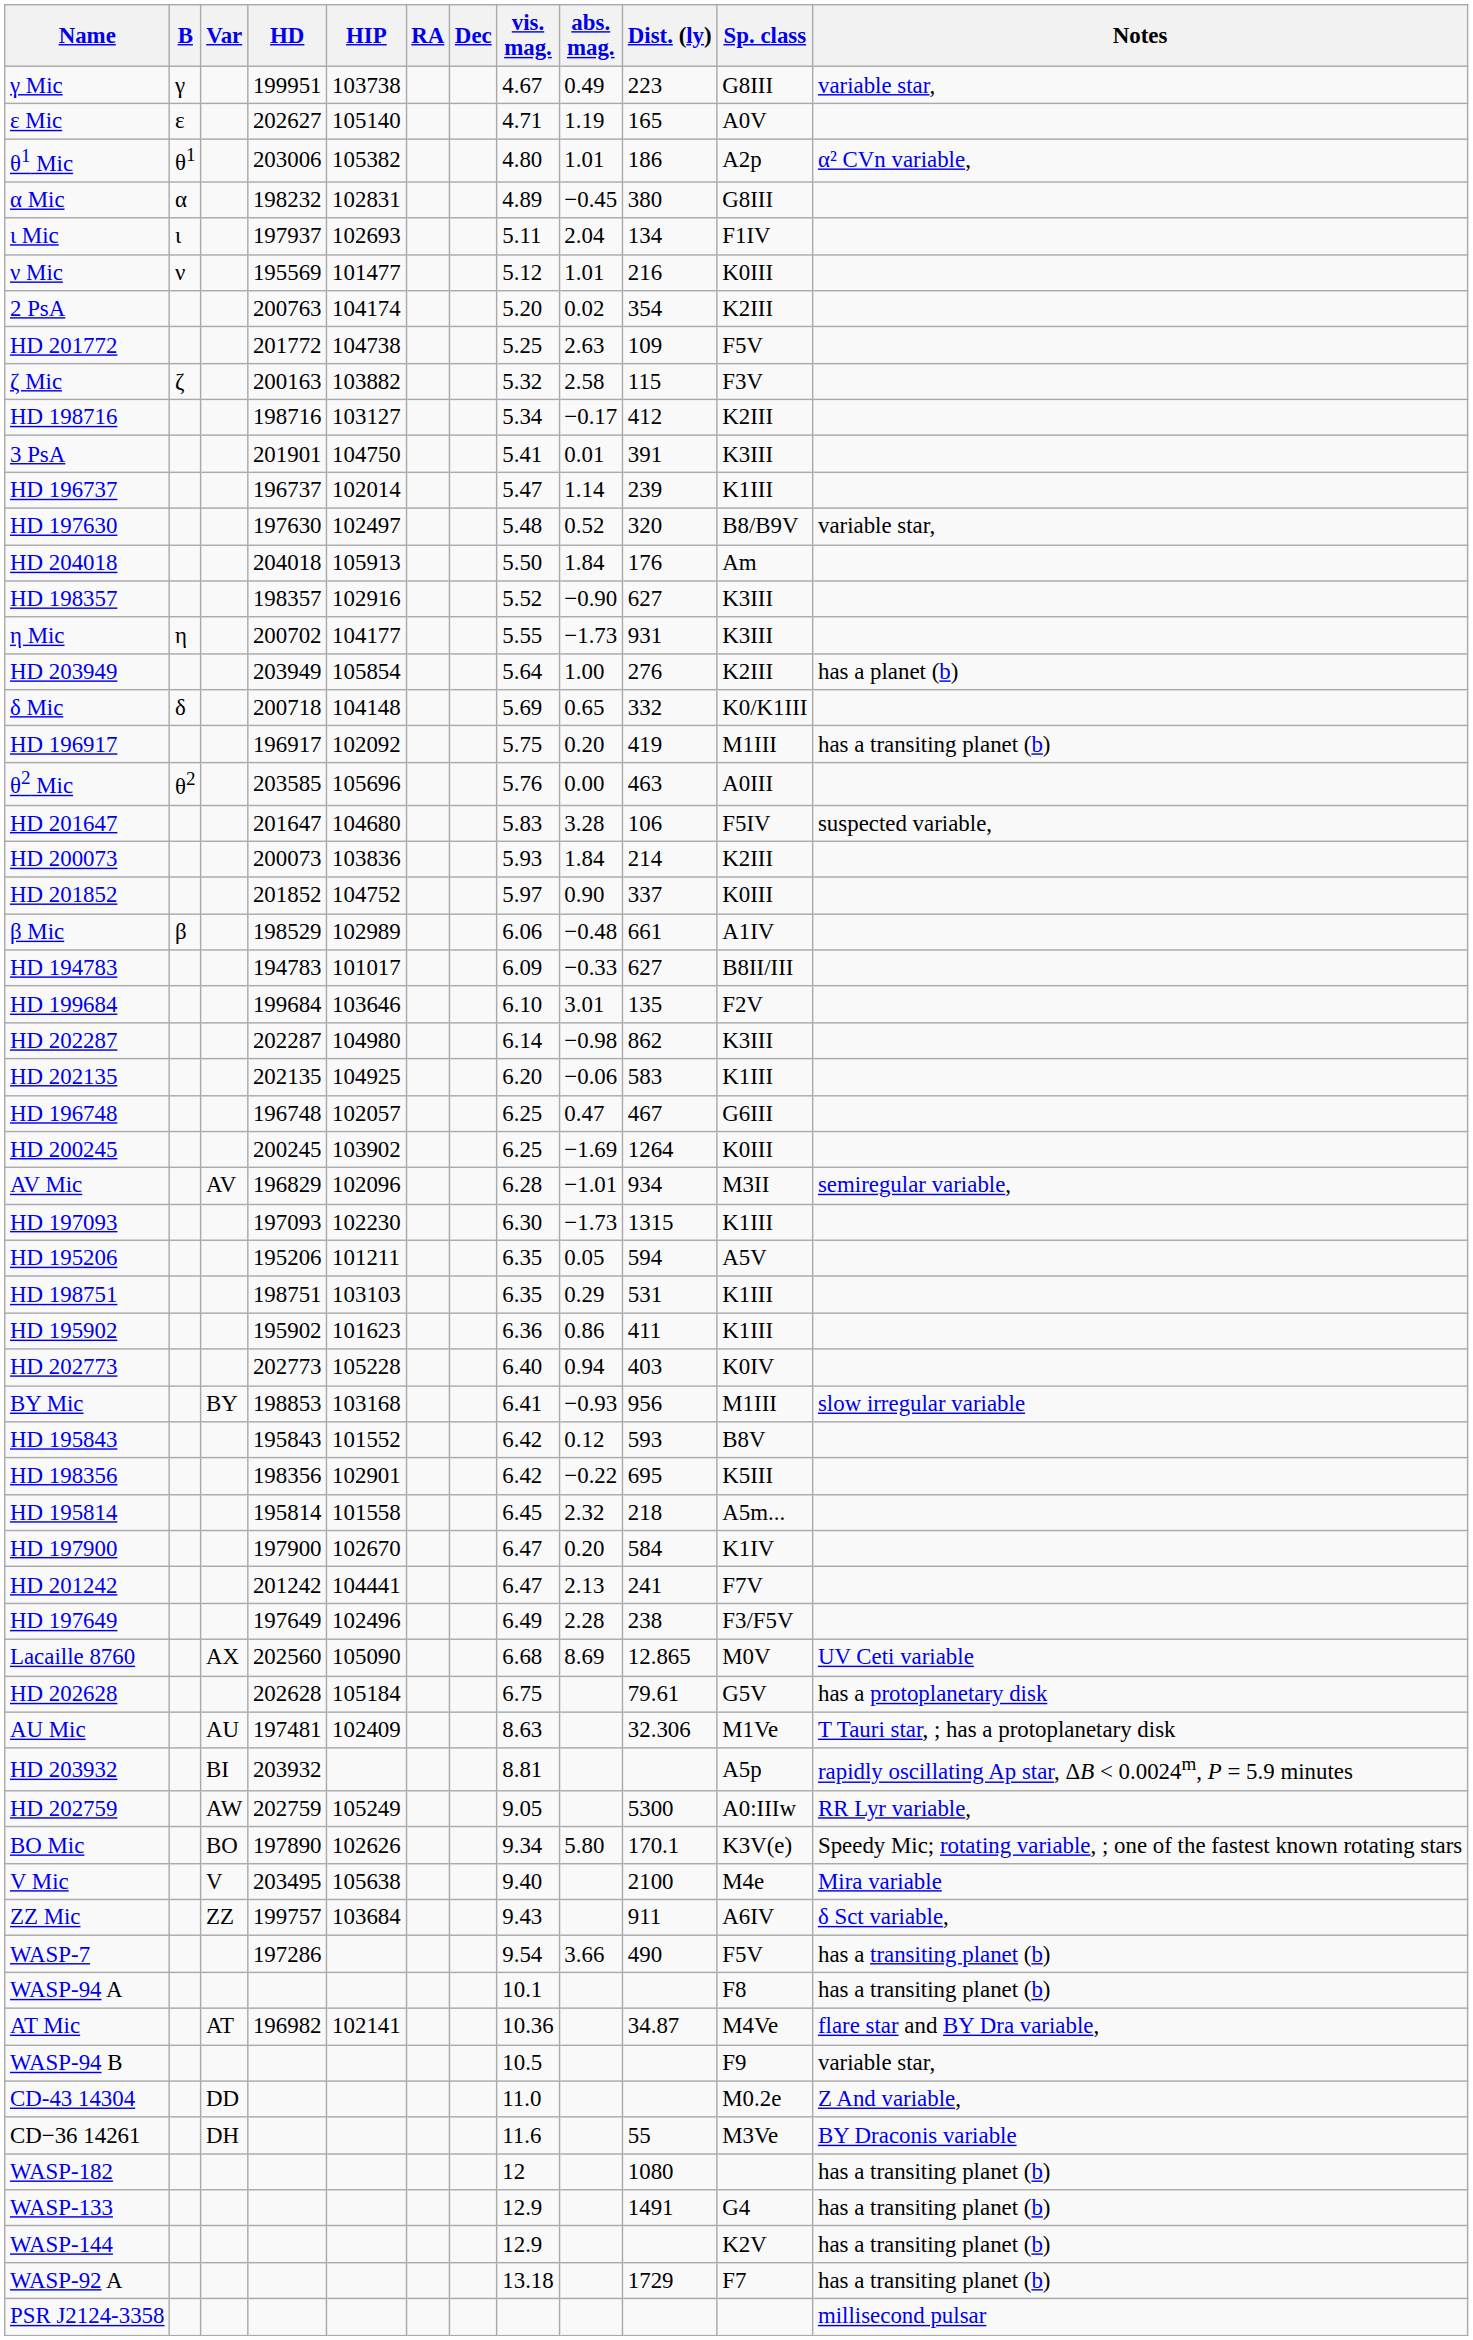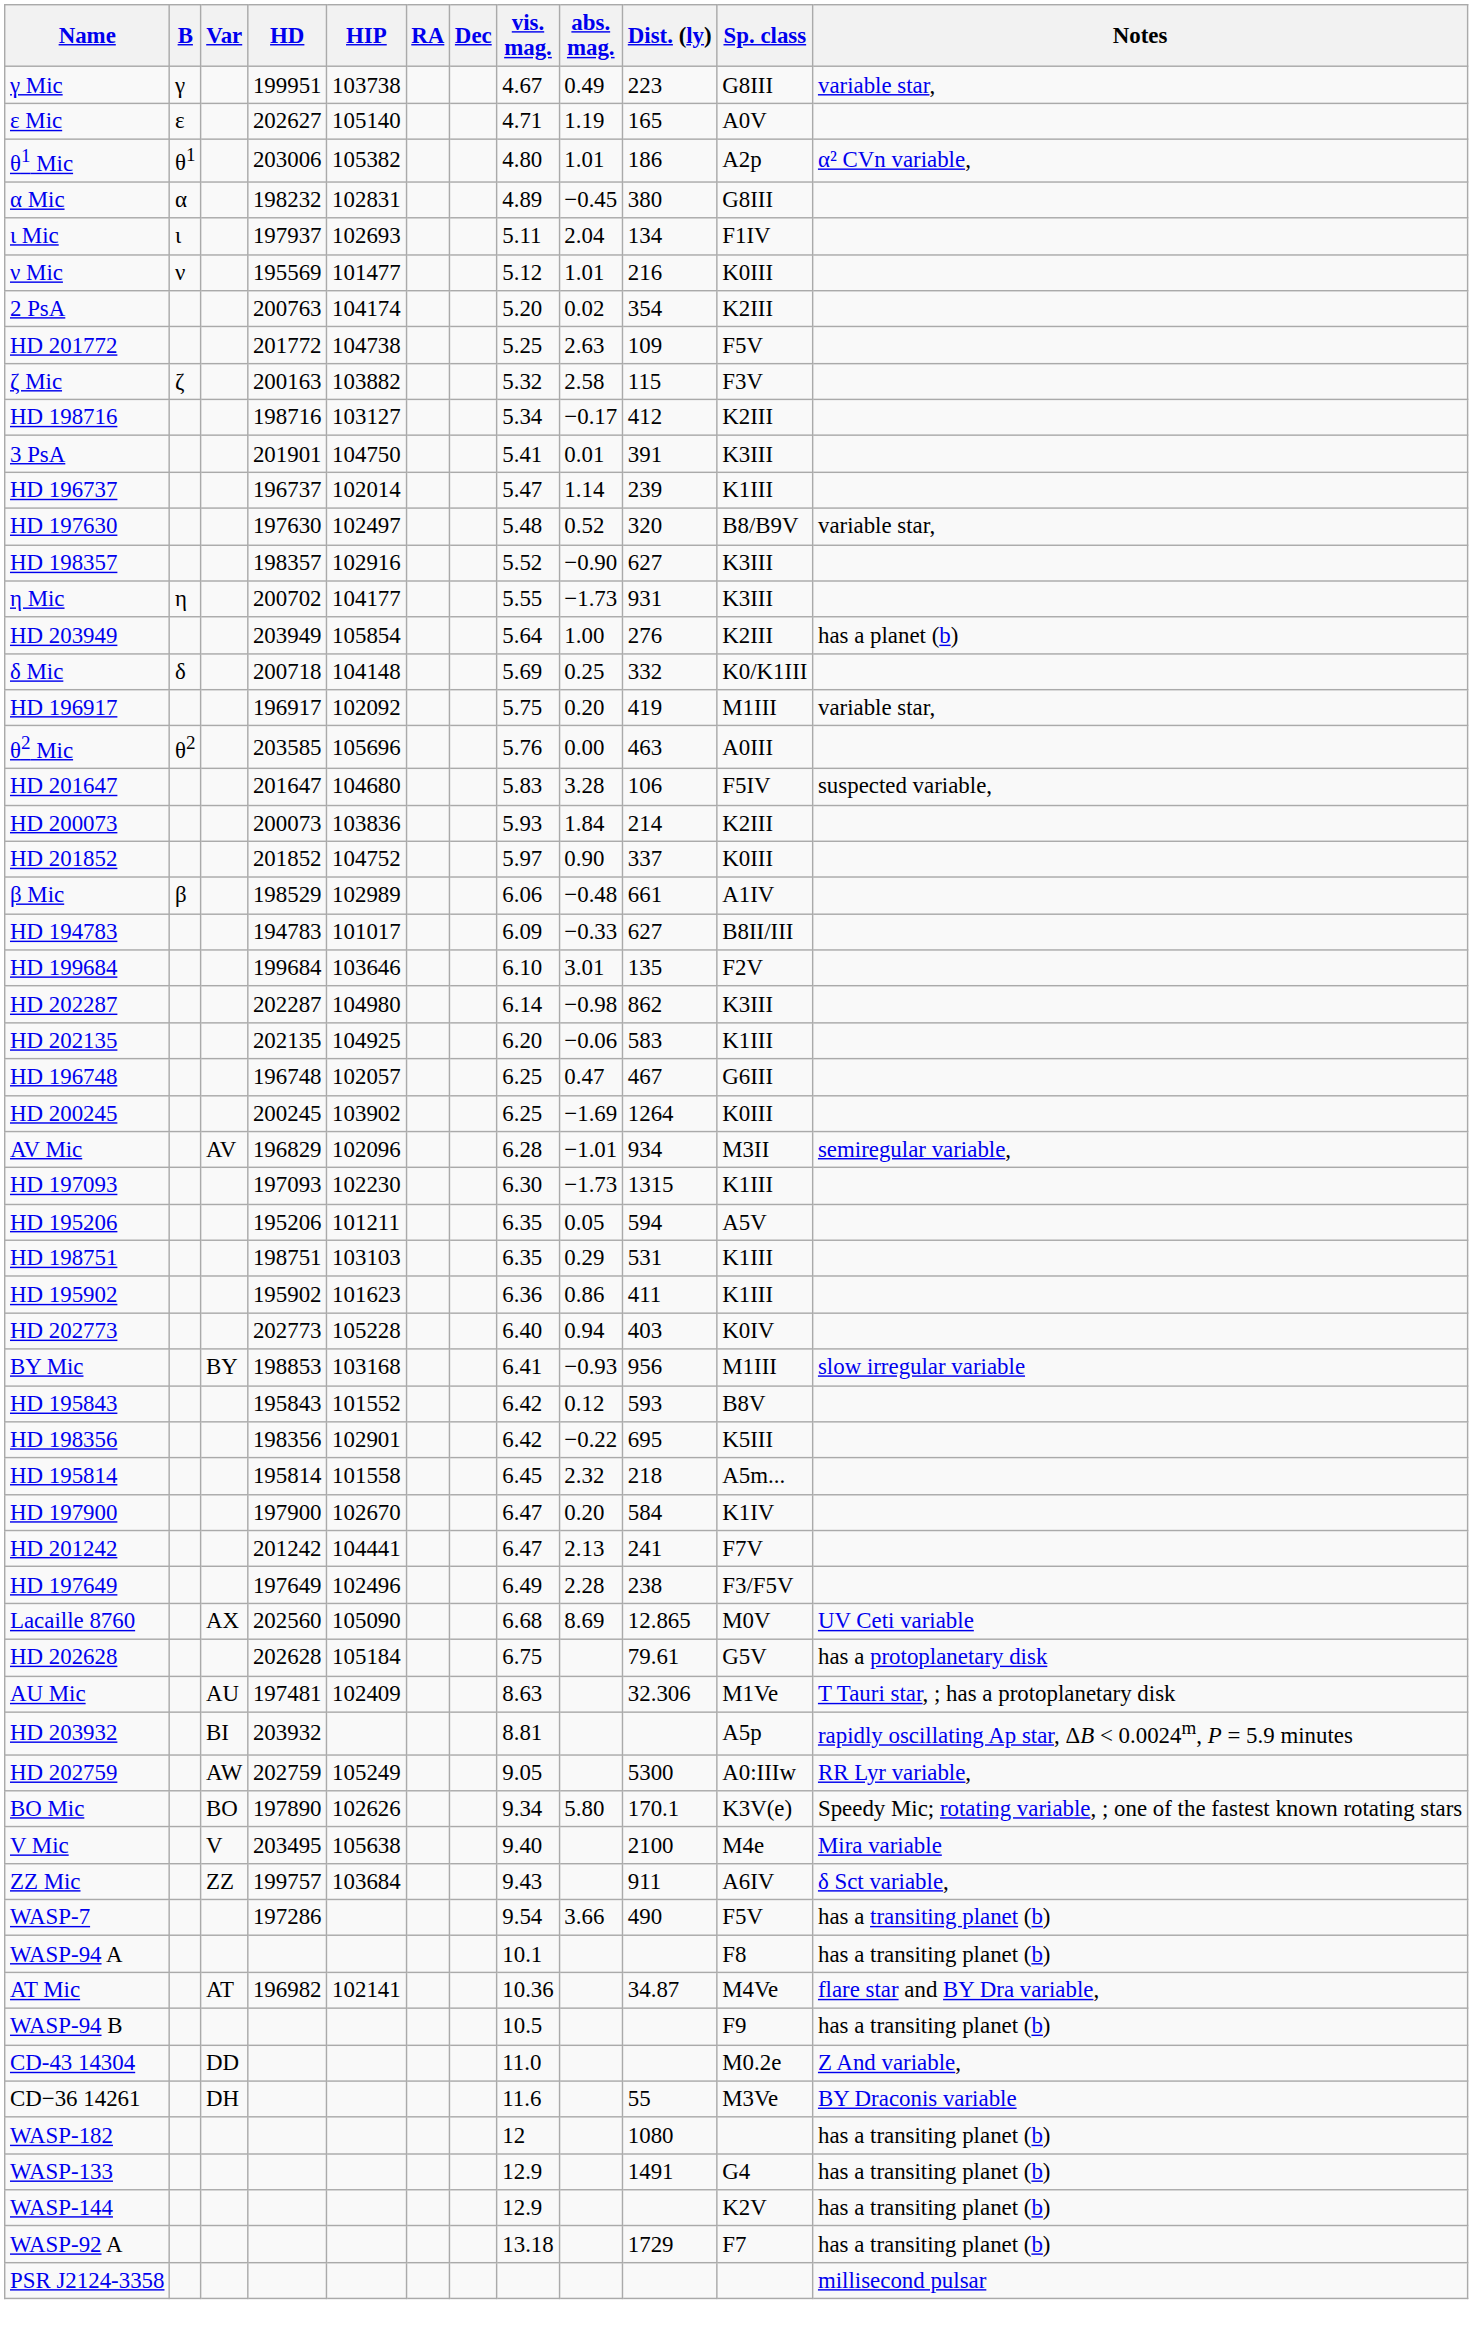- row: (64, 562)
(584, 707) 0.65 -> (584, 671) 0.25
(934, 744) has a transiting planet (b) -> (877, 707) variable star,
(877, 2062) variable star, -> (934, 2026) has a transiting planet (b)
